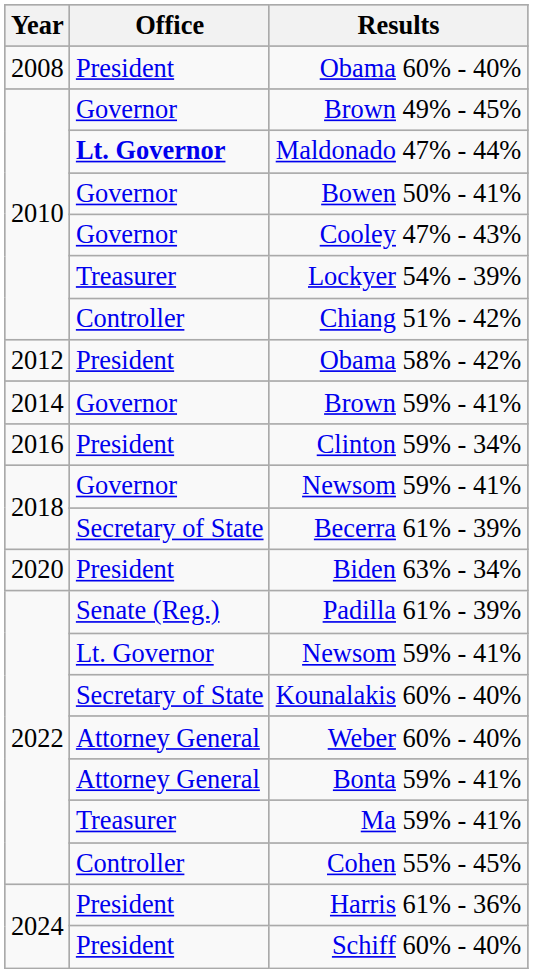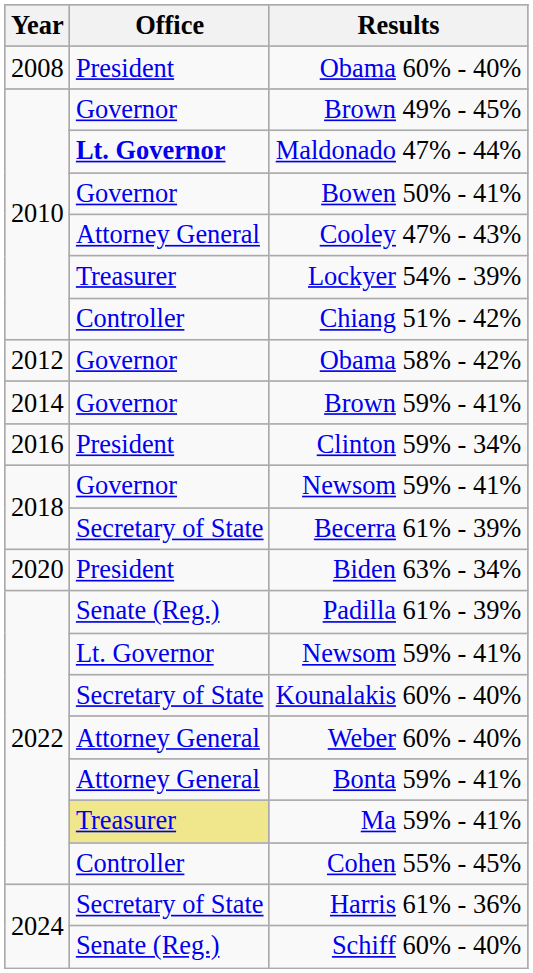(126, 234) Governor -> (168, 234) Attorney General
(125, 360) President -> (126, 360) Governor
(126, 820) no background -> (126, 820) khaki background
(125, 904) President -> (170, 904) Secretary of State
(125, 946) President -> (148, 946) Senate (Reg.)
